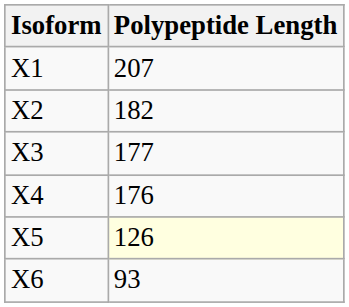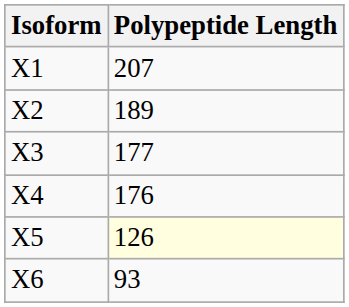(134, 110) 182 -> (134, 110) 189
